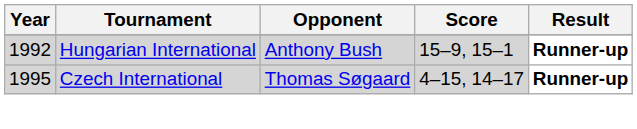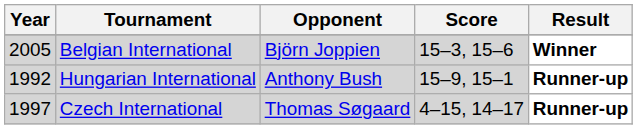+ row: (146, 50)
(30, 80) 1995 -> (30, 109) 1997
